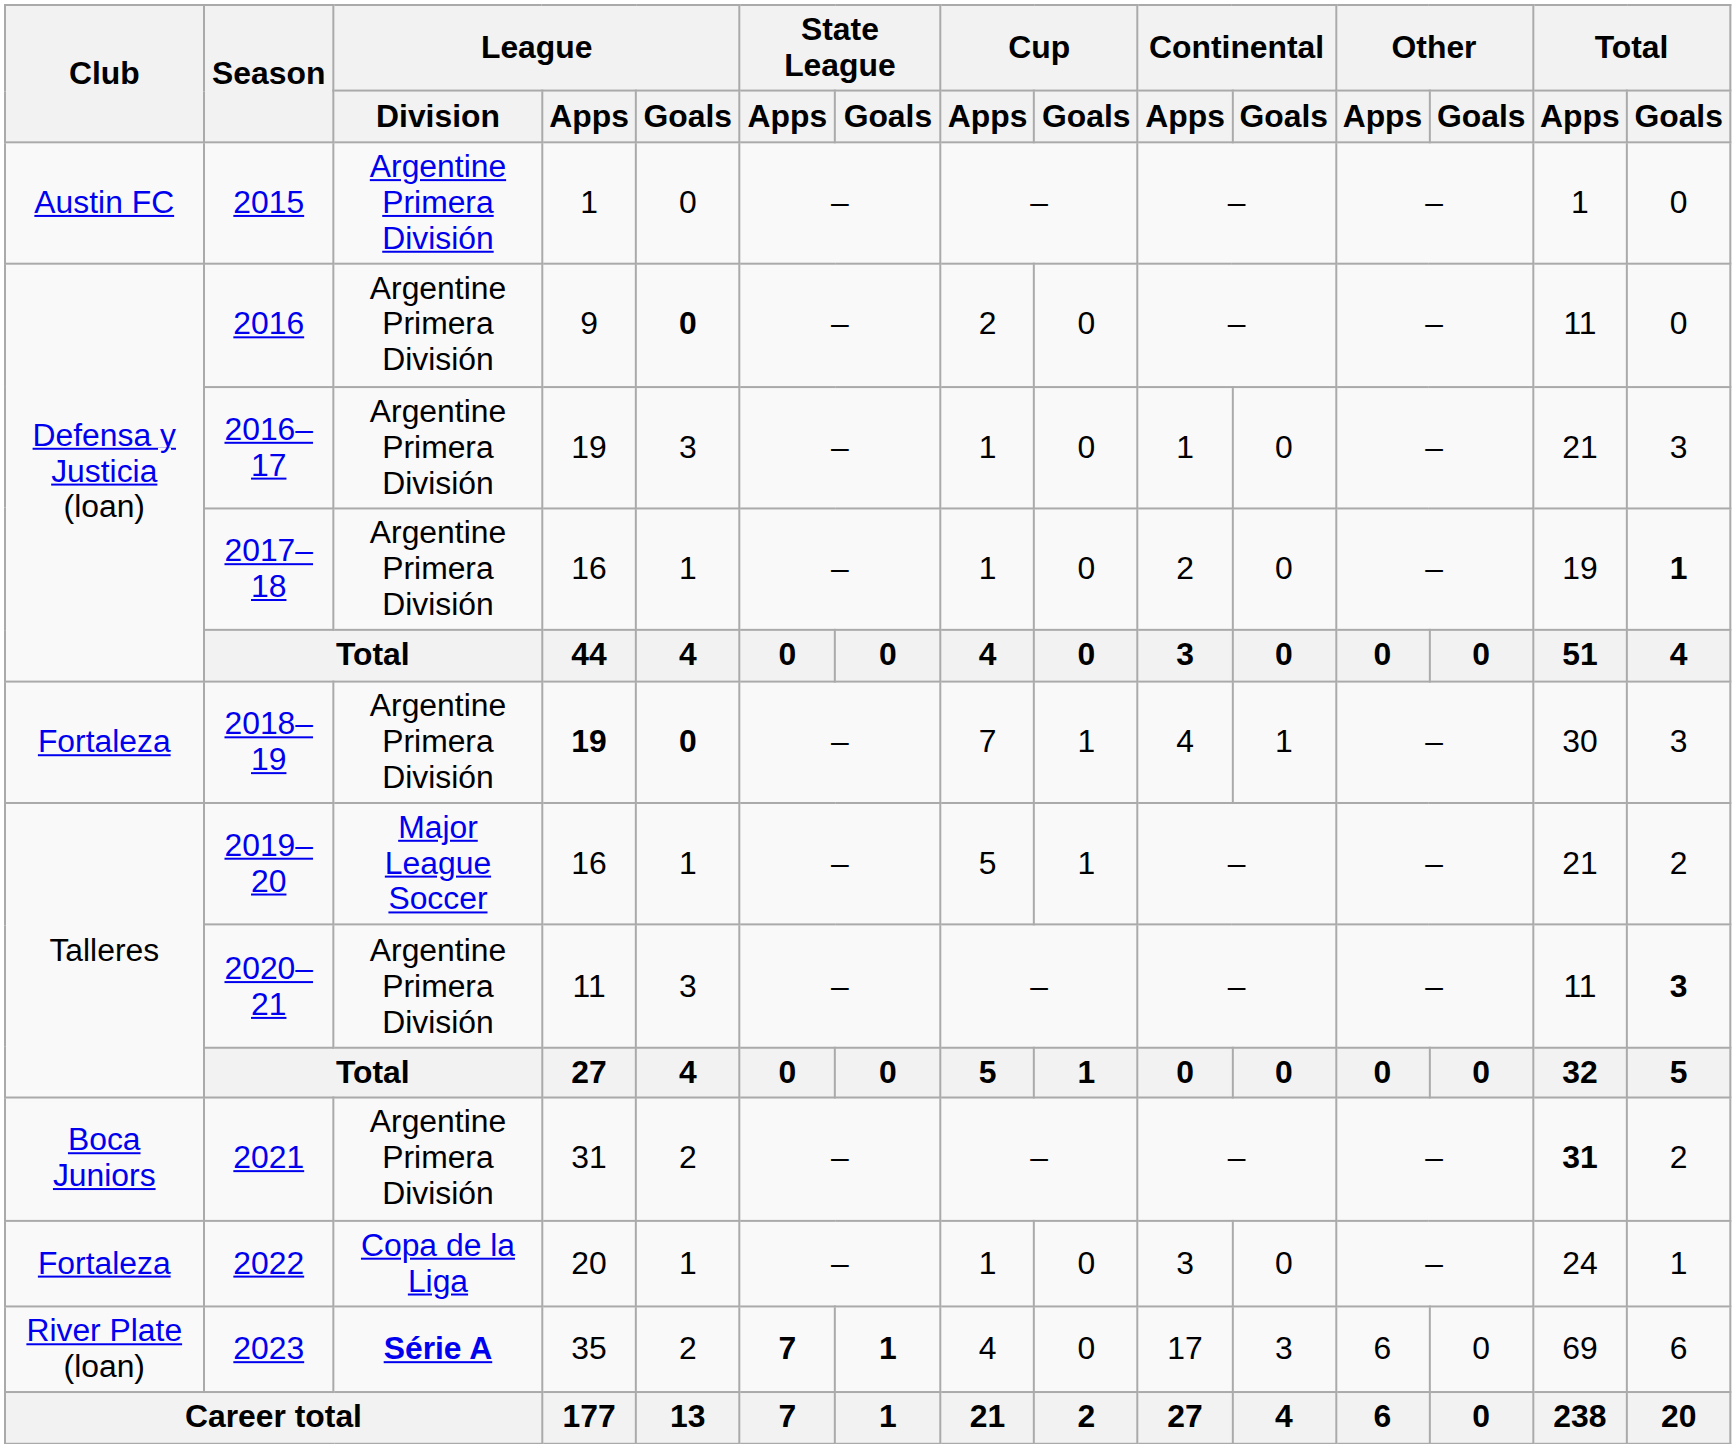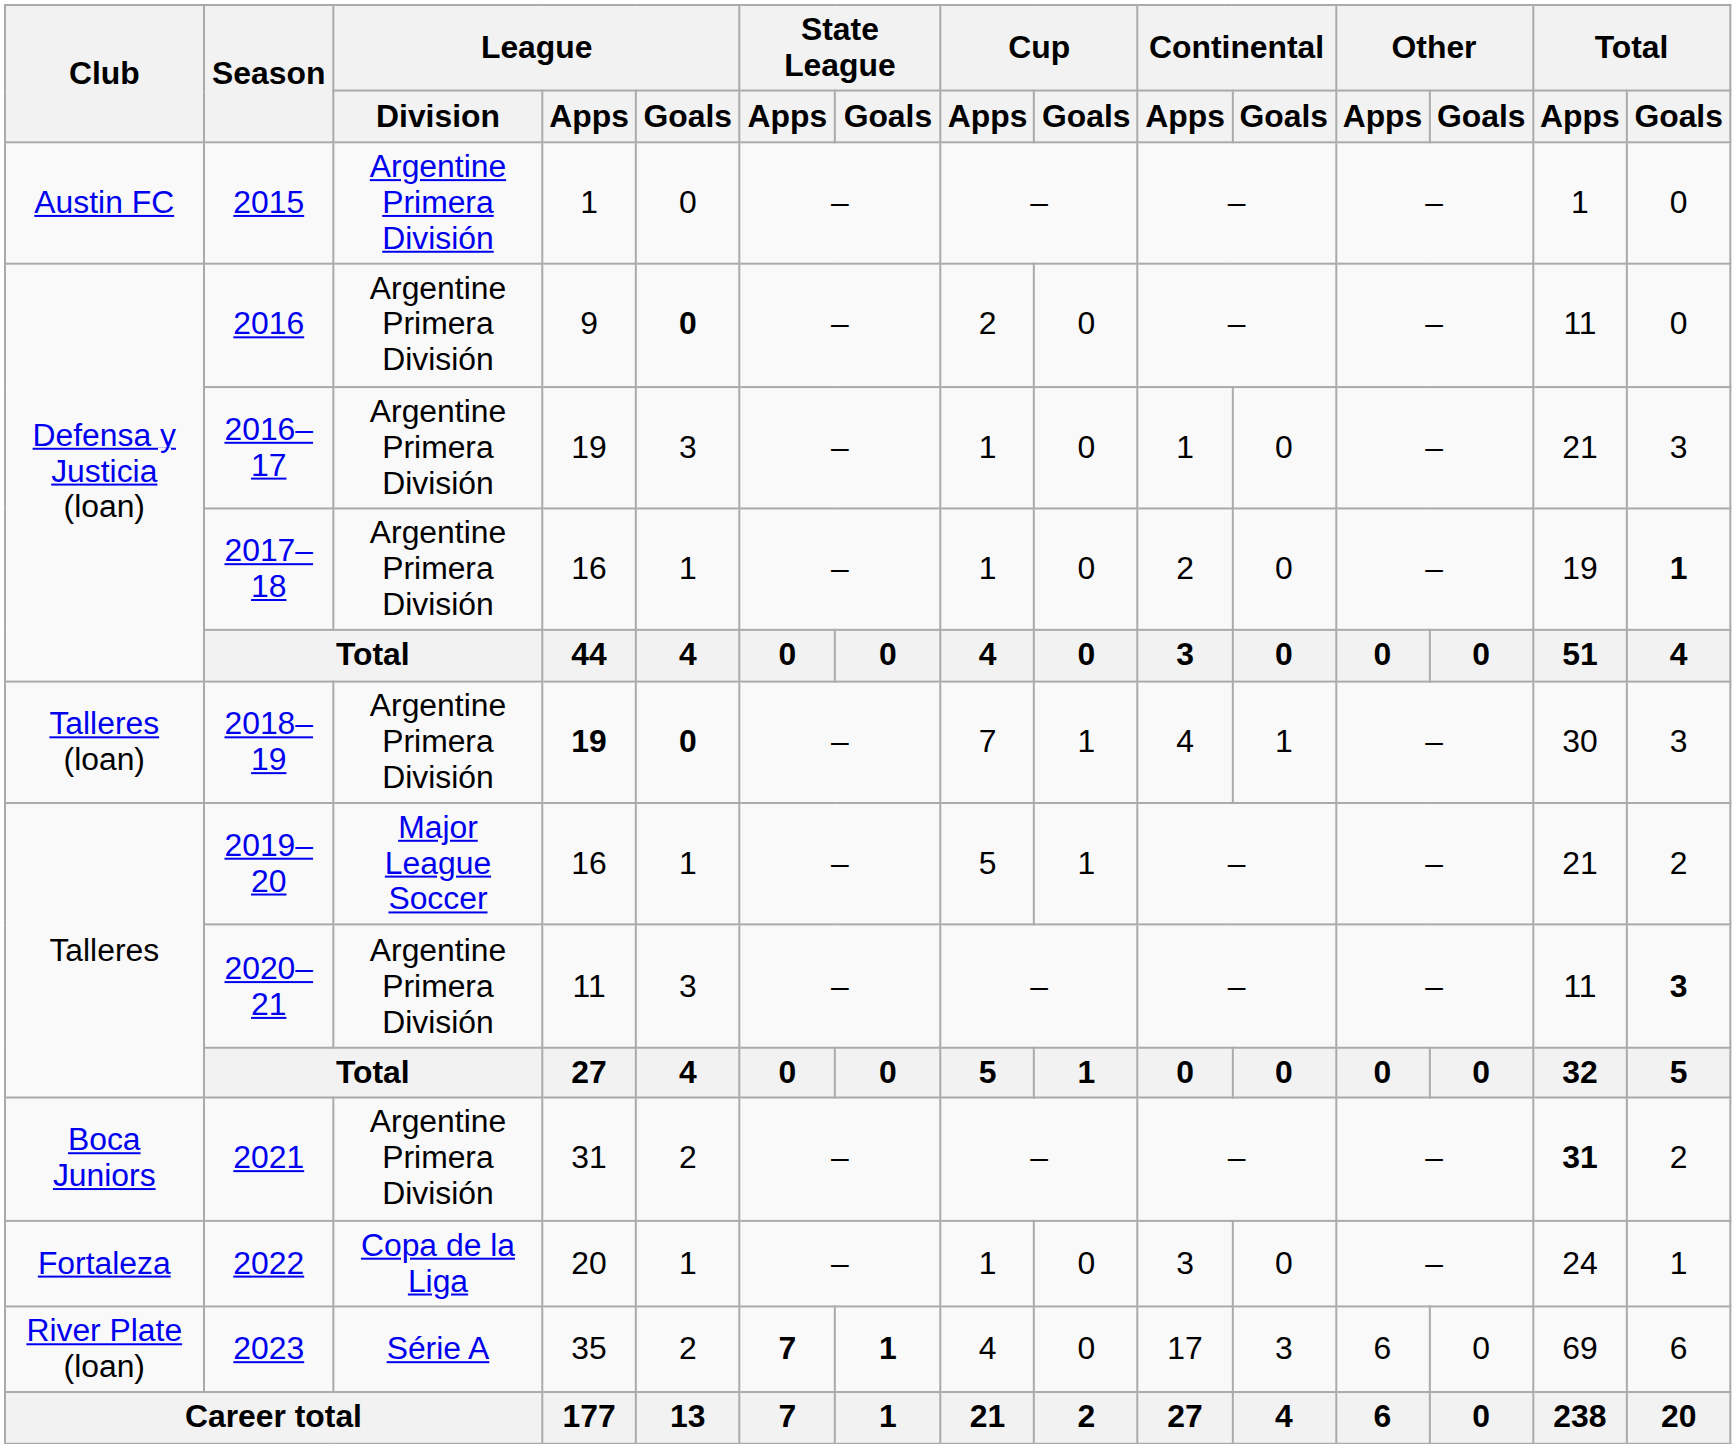(104, 741) Fortaleza -> (104, 741) Talleres (loan)
(438, 1348) bold -> (438, 1348) normal
